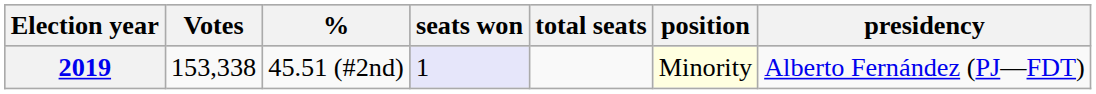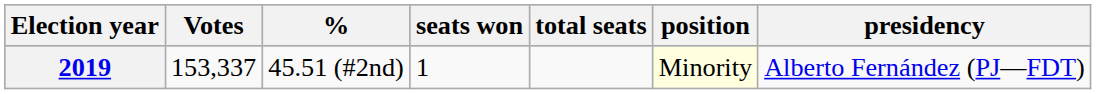(214, 66) 153,338 -> (214, 66) 153,337
(422, 66) lavender background -> (422, 66) no background
